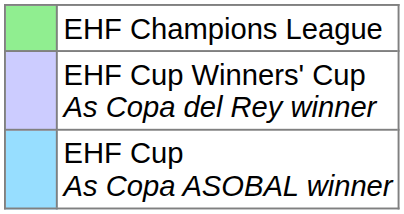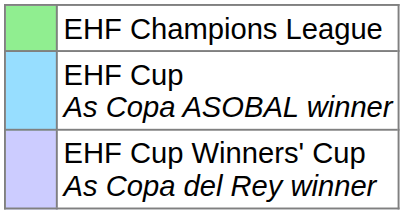rows swapped: (220, 90) <-> (228, 169)
